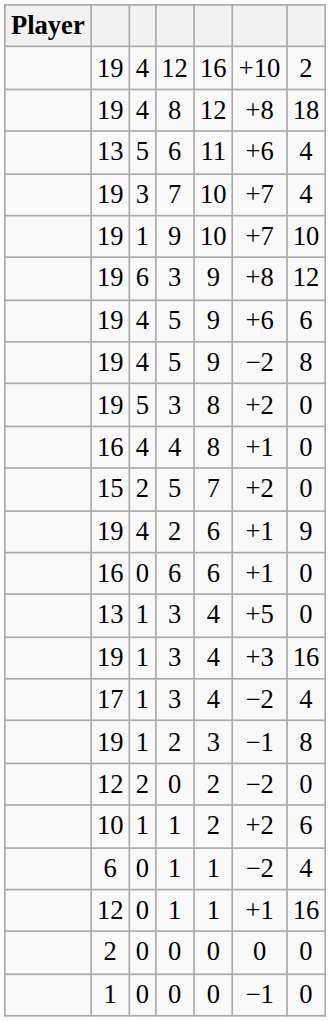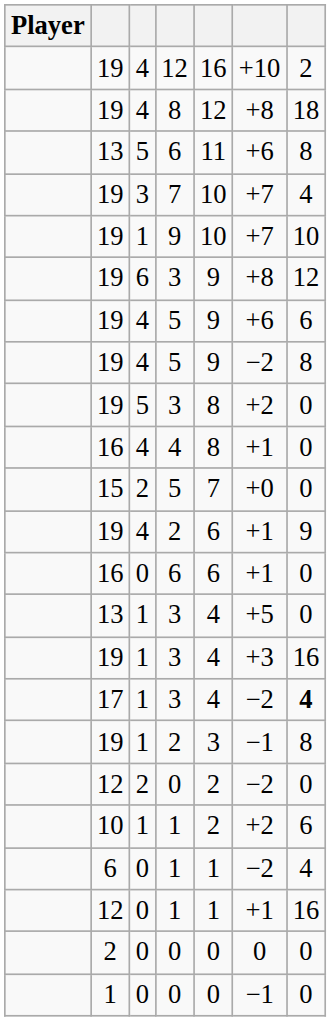(306, 151) 4 -> (306, 151) 8
(260, 488) +2 -> (260, 488) +0
(306, 699) normal -> (306, 699) bold
